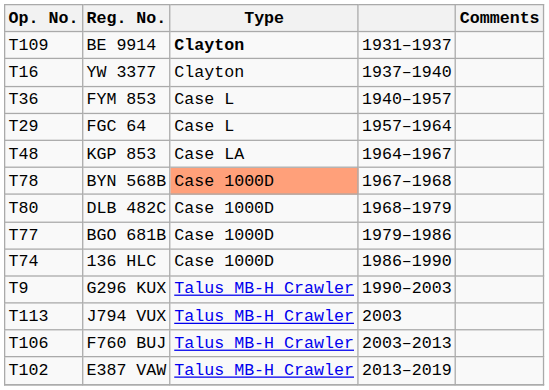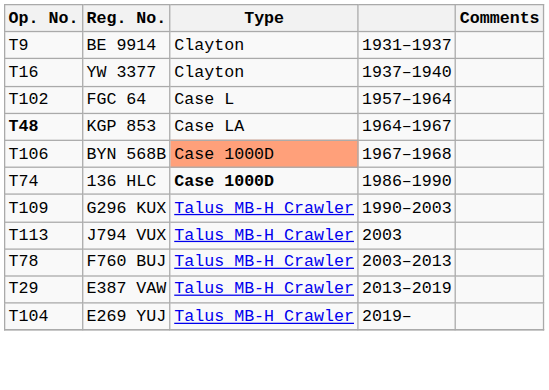(29, 45) T109 -> (19, 45) T9
(209, 45) bold -> (209, 45) normal
- row: (121, 100)
(24, 127) T29 -> (29, 100) T102
(24, 154) normal -> (24, 127) bold
(24, 181) T78 -> (29, 154) T106
- row: (126, 208)
- row: (126, 235)
(224, 262) normal -> (224, 181) bold
(19, 289) T9 -> (29, 208) T109
(29, 344) T106 -> (24, 262) T78
(29, 371) T102 -> (24, 289) T29
+ row: (126, 317)
